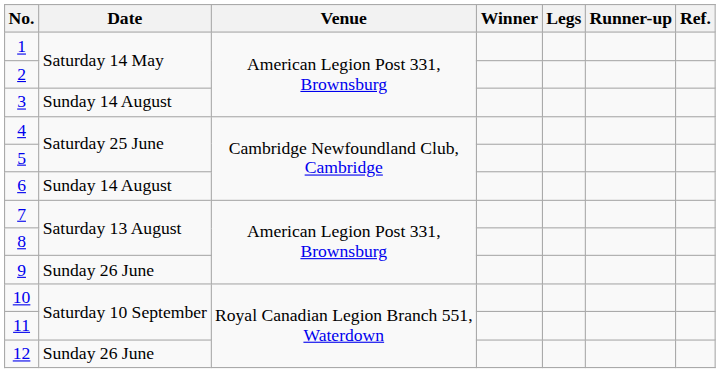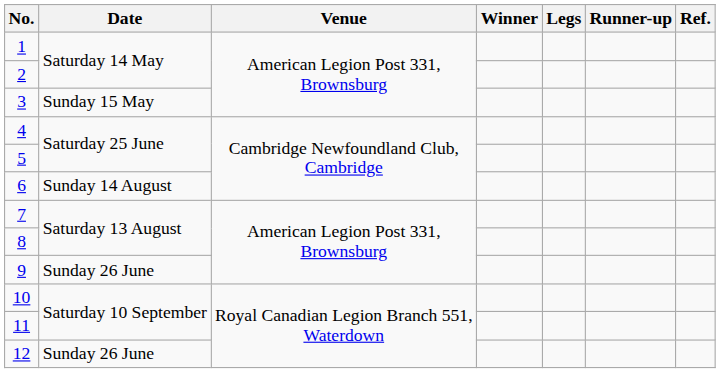(107, 102) Sunday 14 August -> (98, 102) Sunday 15 May
